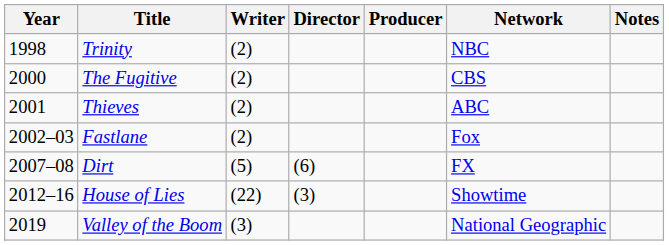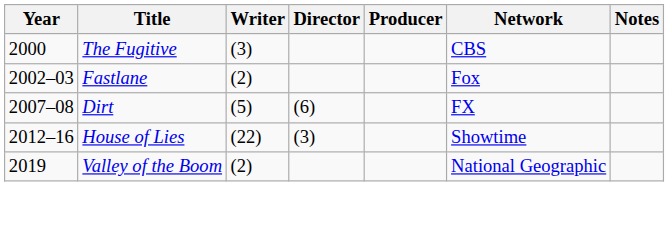- row: (107, 48)
(241, 78) (2) -> (241, 48) (3)
- row: (111, 107)
(241, 225) (3) -> (241, 166) (2)
